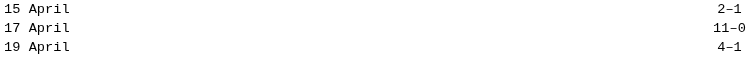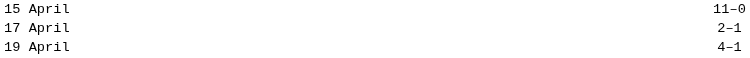(729, 9) 2–1 -> (729, 9) 11–0
(729, 28) 11–0 -> (729, 28) 2–1
